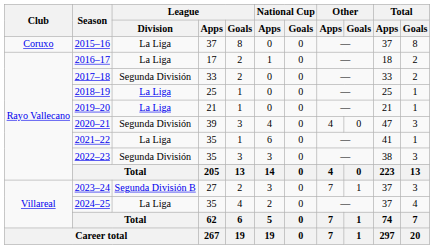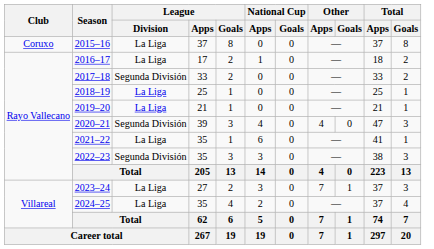(155, 188) Segunda División B -> (151, 188) La Liga
